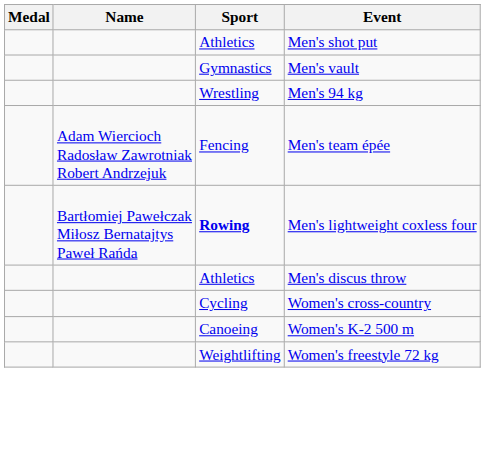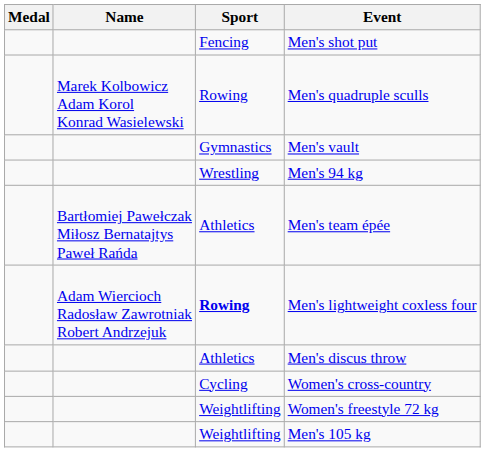(227, 42) Athletics -> (224, 42) Fencing
+ row: (358, 95)
(124, 154) Adam Wiercioch Radosław Zawrotniak Robert Andrzejuk -> (124, 234) Bartłomiej Pawełczak Miłosz Bernatajtys Paweł Rańda
(224, 145) Fencing -> (227, 225) Athletics
(124, 234) Bartłomiej Pawełczak Miłosz Bernatajtys Paweł Rańda -> (124, 314) Adam Wiercioch Radosław Zawrotniak Robert Andrzejuk
- row: (351, 328)
+ row: (329, 434)
